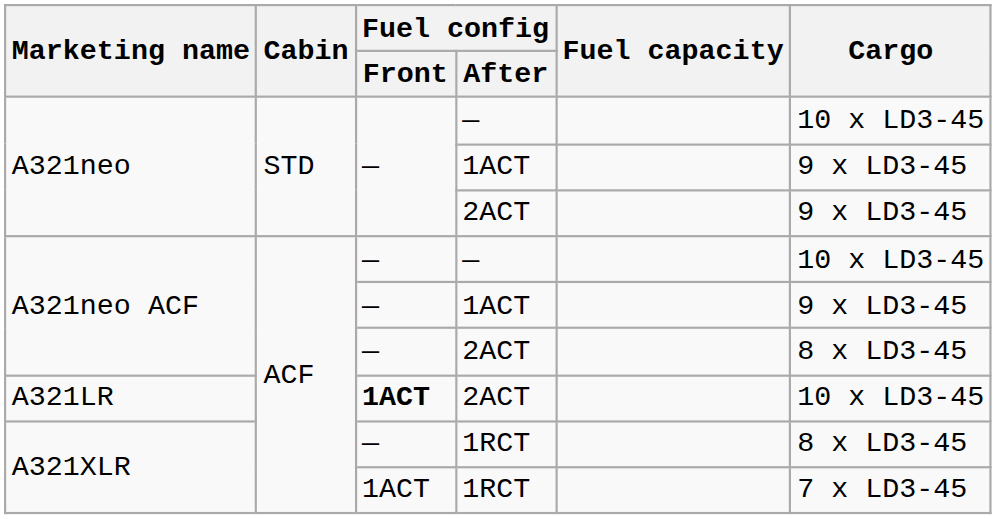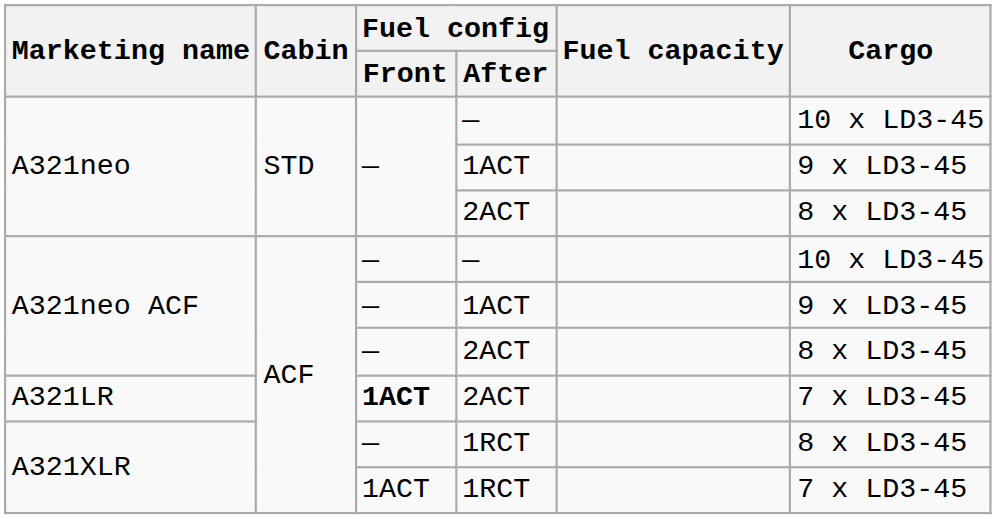(882, 213) 9 x LD3-45 -> (882, 213) 8 x LD3-45
(891, 398) 10 x LD3-45 -> (882, 398) 7 x LD3-45
